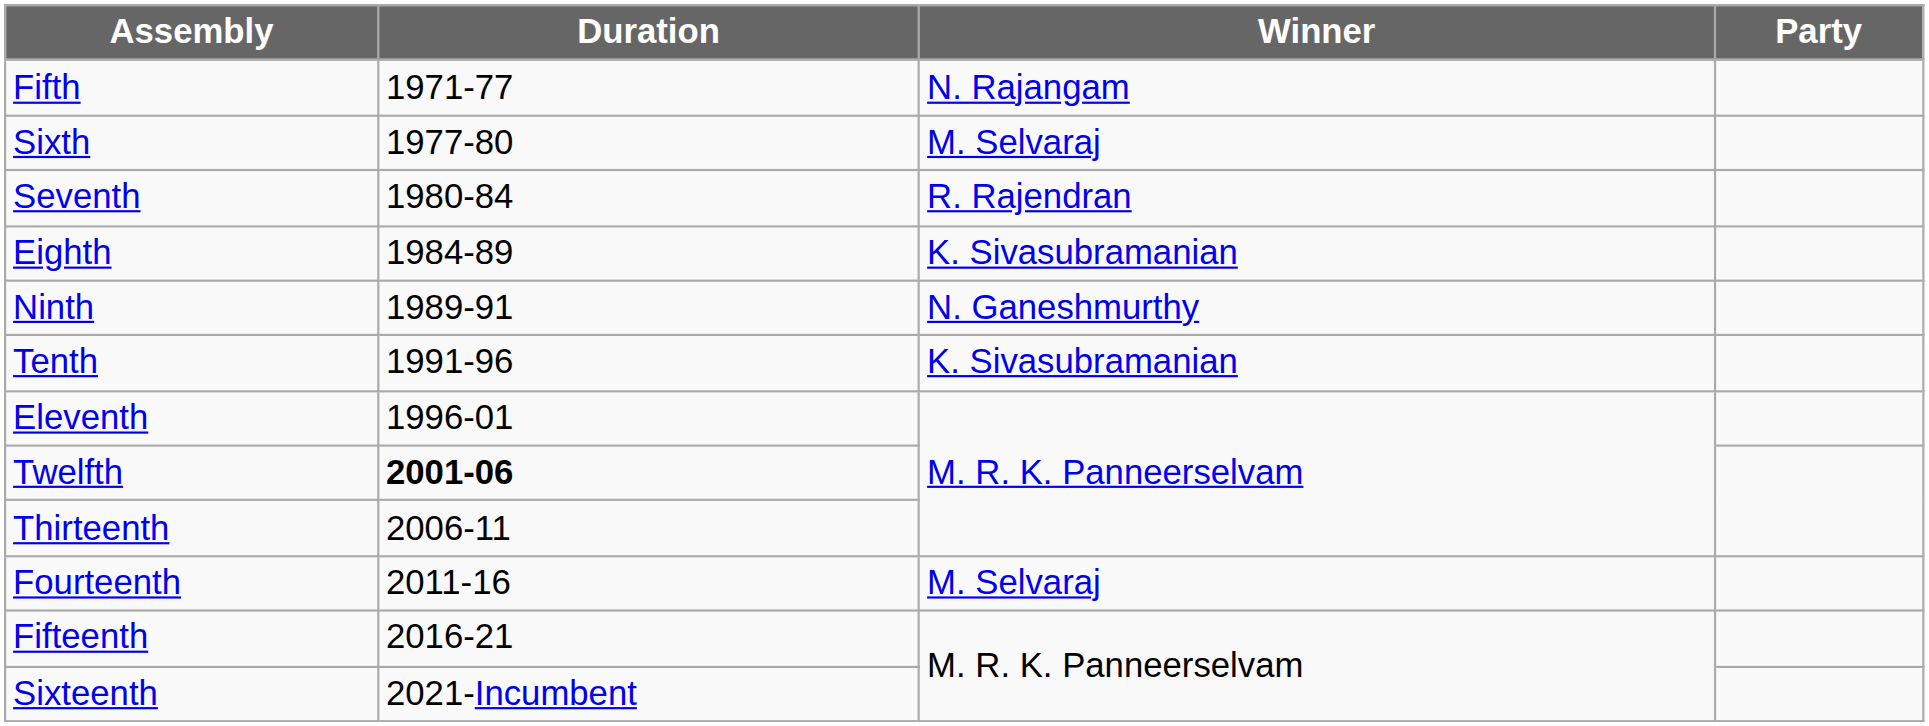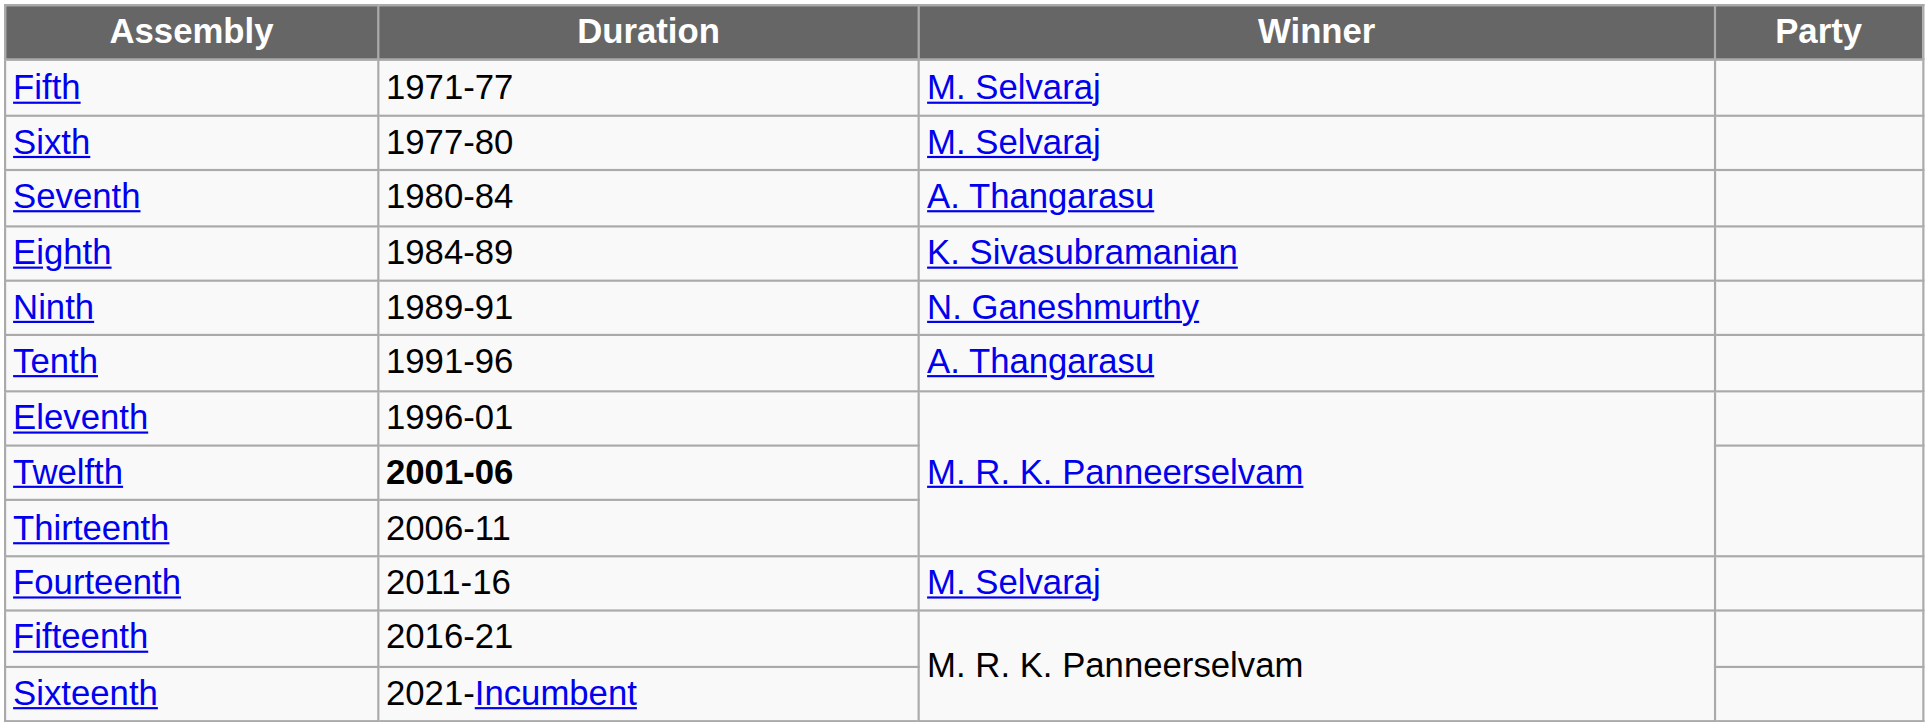(1028, 87) N. Rajangam -> (1014, 87) M. Selvaraj
(1029, 197) R. Rajendran -> (1041, 197) A. Thangarasu
(1082, 362) K. Sivasubramanian -> (1041, 362) A. Thangarasu
